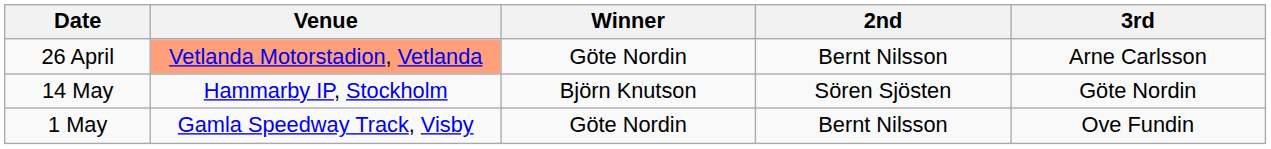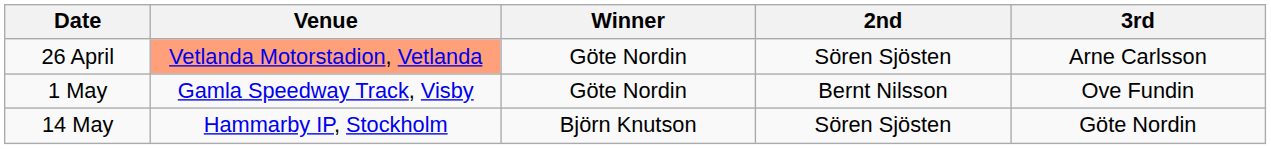(883, 56) Bernt Nilsson -> (883, 56) Sören Sjösten
rows swapped: (78, 125) <-> (78, 90)
